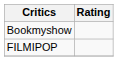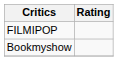rows swapped: (39, 30) <-> (32, 47)
